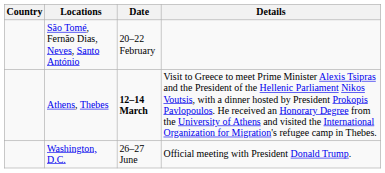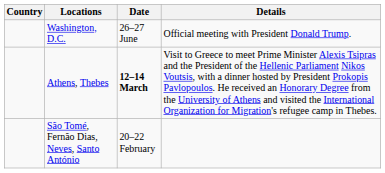rows swapped: (73, 44) <-> (72, 154)
